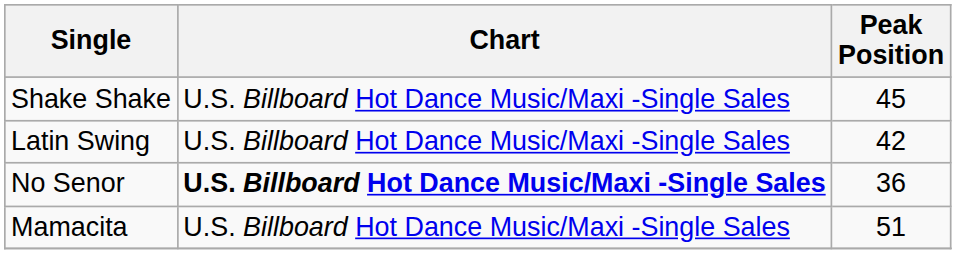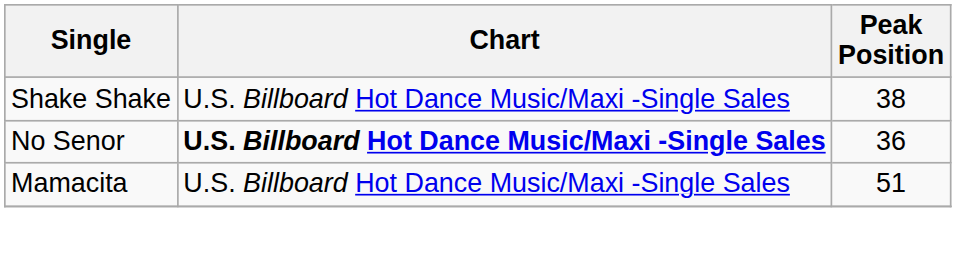(891, 98) 45 -> (891, 98) 38
- row: (81, 141)
